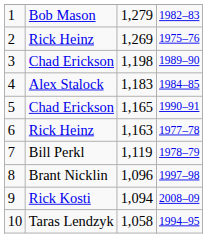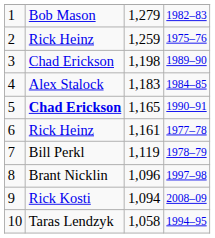(137, 38) 1,269 -> (144, 38) 1,259
(71, 107) normal -> (75, 107) bold
(137, 130) 1,163 -> (144, 130) 1,161
